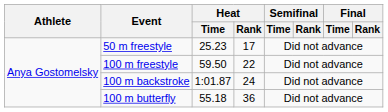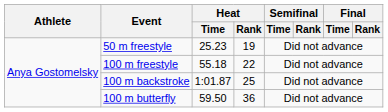(249, 47) 17 -> (249, 47) 19
(213, 64) 59.50 -> (213, 64) 55.18
(249, 82) 24 -> (249, 82) 25
(213, 99) 55.18 -> (213, 99) 59.50
